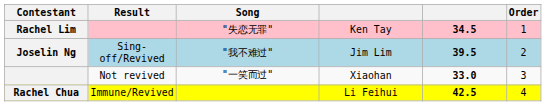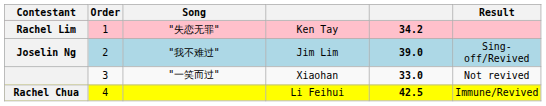columns swapped: (524, 12) <-> (132, 12)
(465, 30) 34.5 -> (411, 30) 34.2
(465, 53) 39.5 -> (411, 53) 39.0
